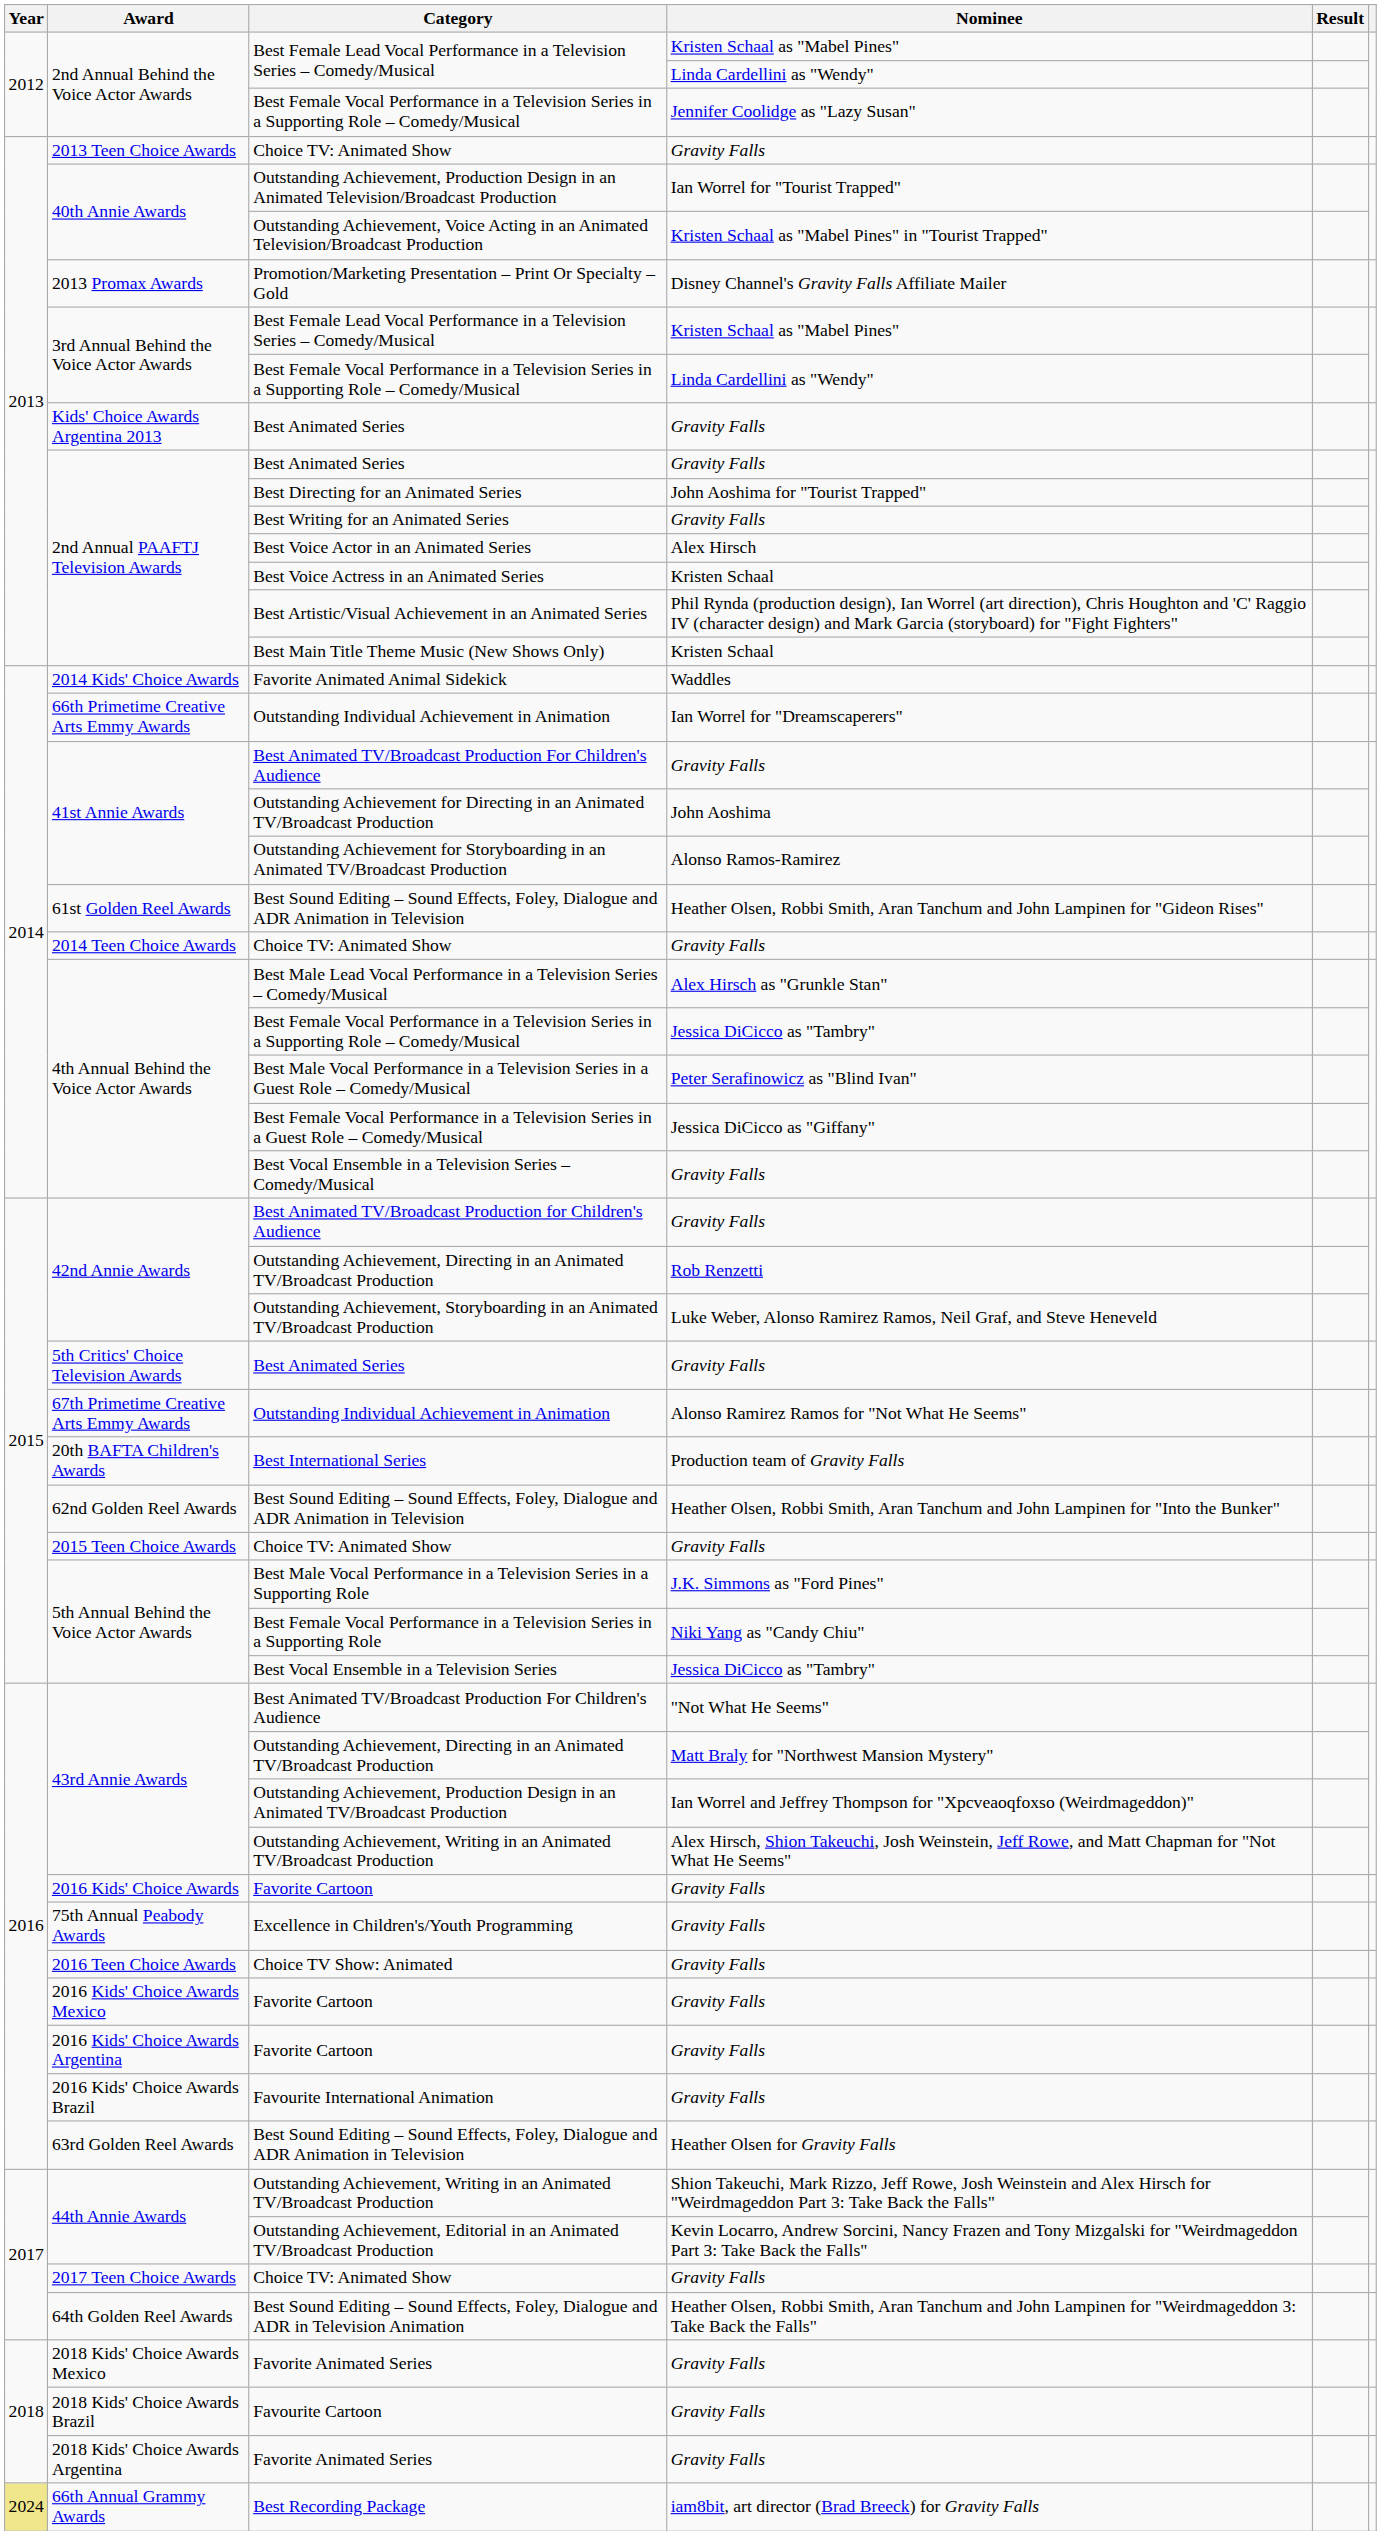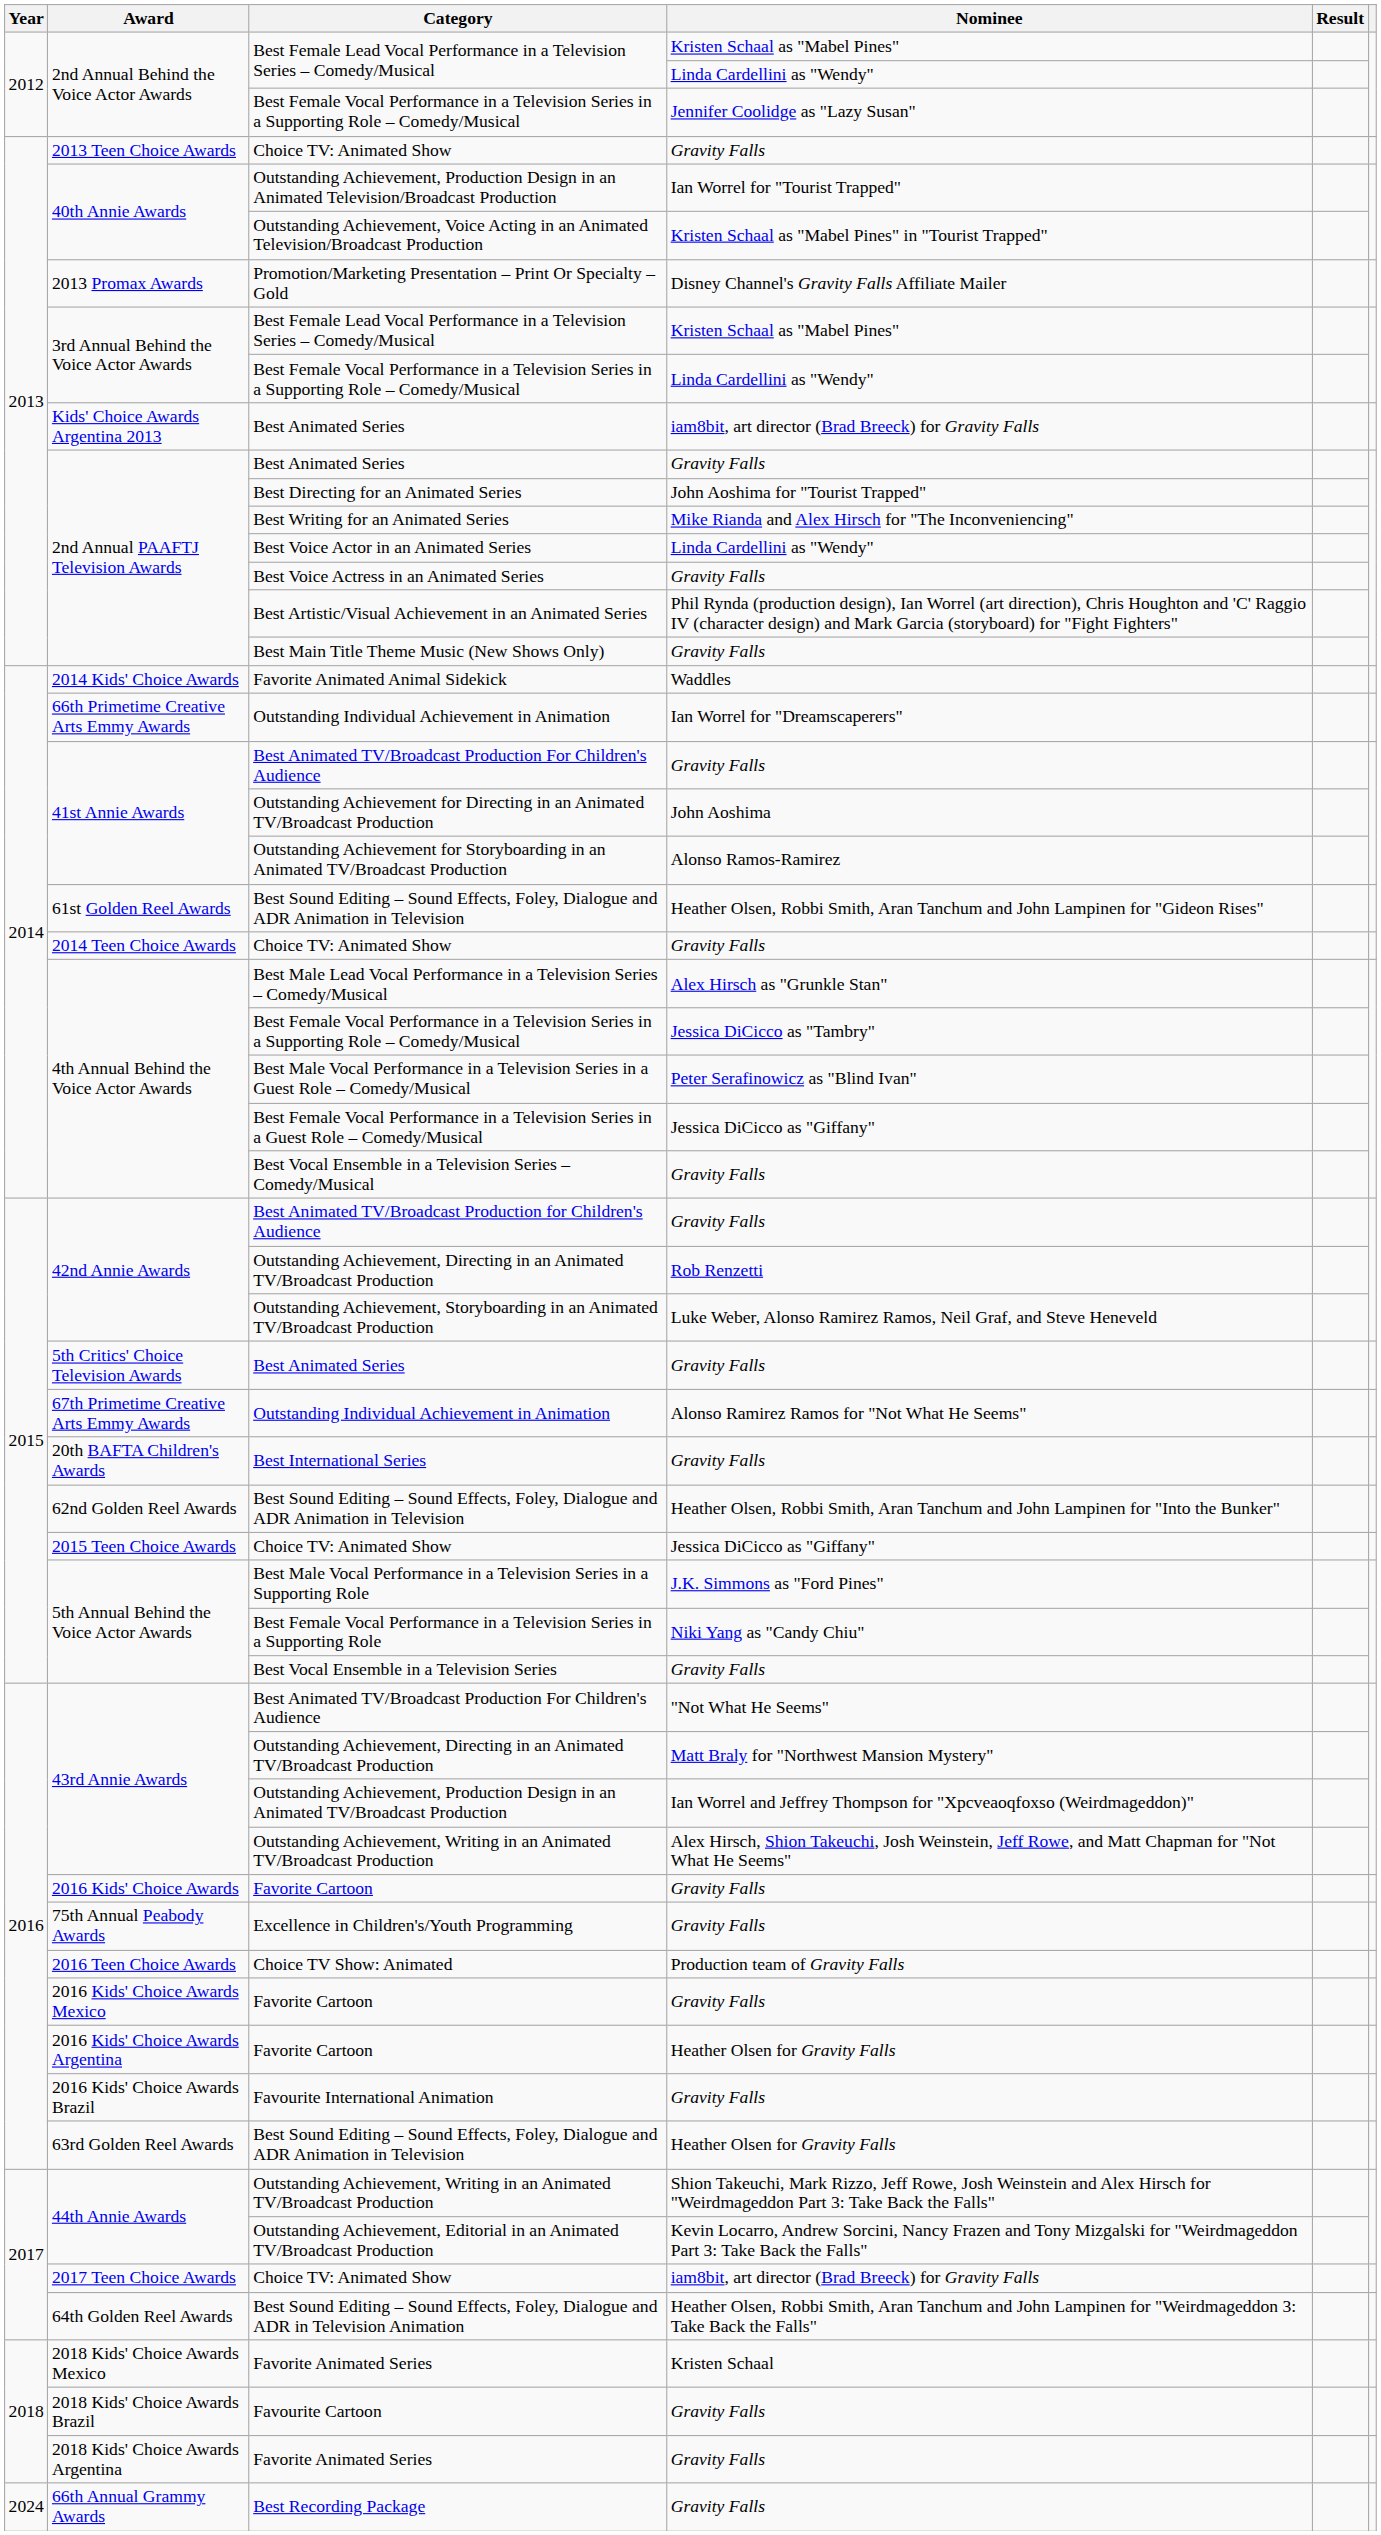(718, 426) Gravity Falls -> (855, 426) iam8bit, art director (Brad Breeck) for Gravity Falls
(718, 519) Gravity Falls -> (872, 519) Mike Rianda and Alex Hirsch for "The Inconveniencing"
(713, 547) Alex Hirsch -> (772, 547) Linda Cardellini as "Wendy"
(722, 575) Kristen Schaal -> (718, 575) Gravity Falls
(722, 651) Kristen Schaal -> (718, 651) Gravity Falls
(787, 1460) Production team of Gravity Falls -> (718, 1460) Gravity Falls
(718, 1546) Gravity Falls -> (773, 1546) Jessica DiCicco as "Giffany"
(773, 1669) Jessica DiCicco as "Tambry" -> (718, 1669) Gravity Falls
(718, 1963) Gravity Falls -> (787, 1963) Production team of Gravity Falls
(718, 2049) Gravity Falls -> (783, 2049) Heather Olsen for Gravity Falls
(718, 2278) Gravity Falls -> (855, 2278) iam8bit, art director (Brad Breeck) for Gravity Falls
(718, 2363) Gravity Falls -> (722, 2363) Kristen Schaal
(26, 2506) khaki background -> (26, 2506) no background
(855, 2506) iam8bit, art director (Brad Breeck) for Gravity Falls -> (718, 2506) Gravity Falls
